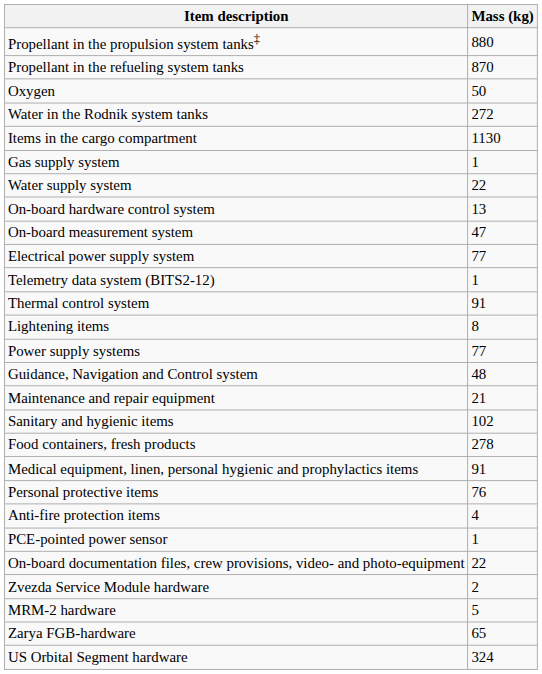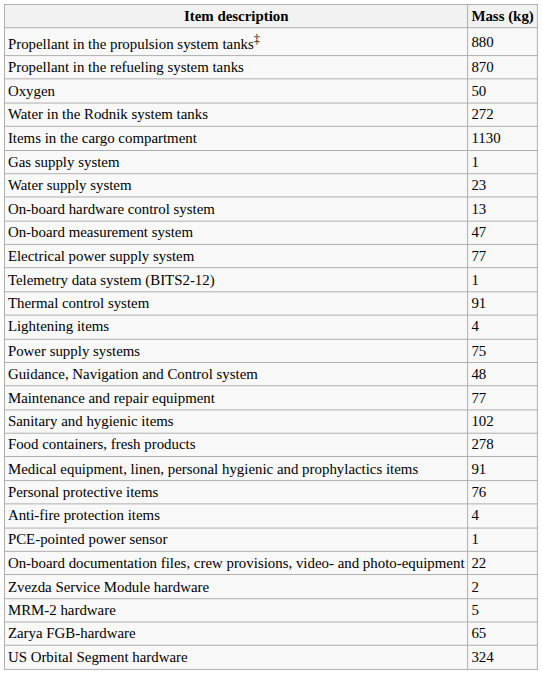(479, 185) 22 -> (479, 185) 23
(475, 327) 8 -> (475, 327) 4
(479, 350) 77 -> (479, 350) 75
(479, 397) 21 -> (479, 397) 77
